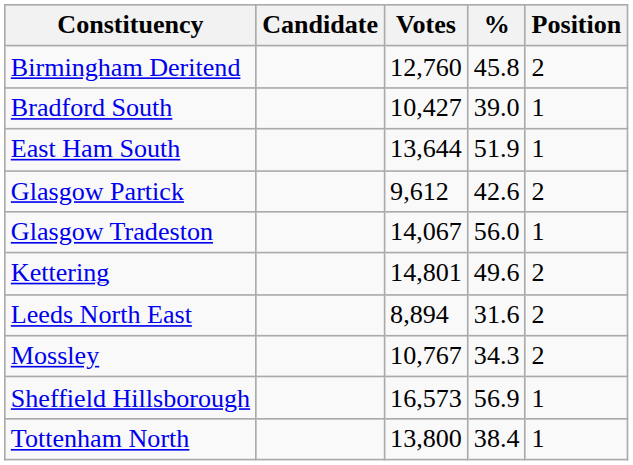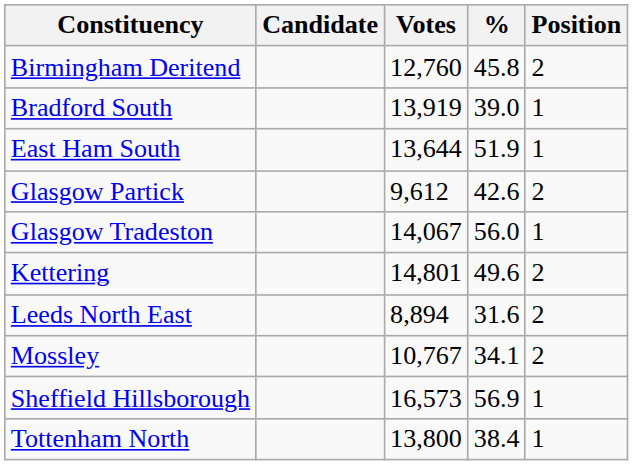(426, 107) 10,427 -> (426, 107) 13,919
(497, 356) 34.3 -> (497, 356) 34.1
